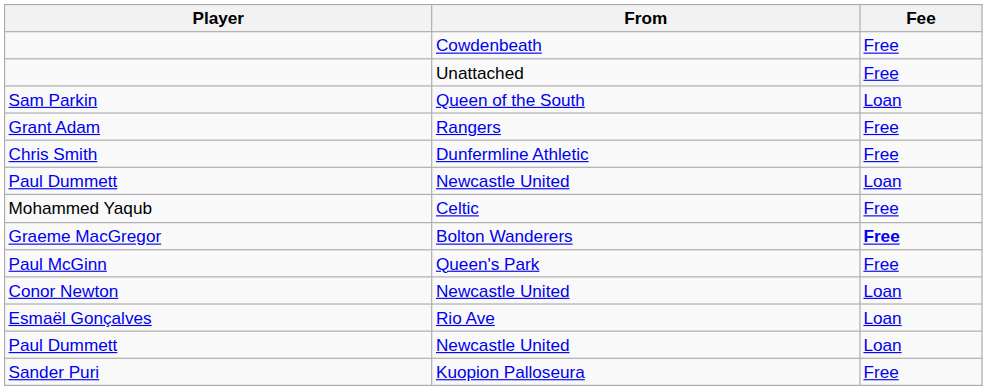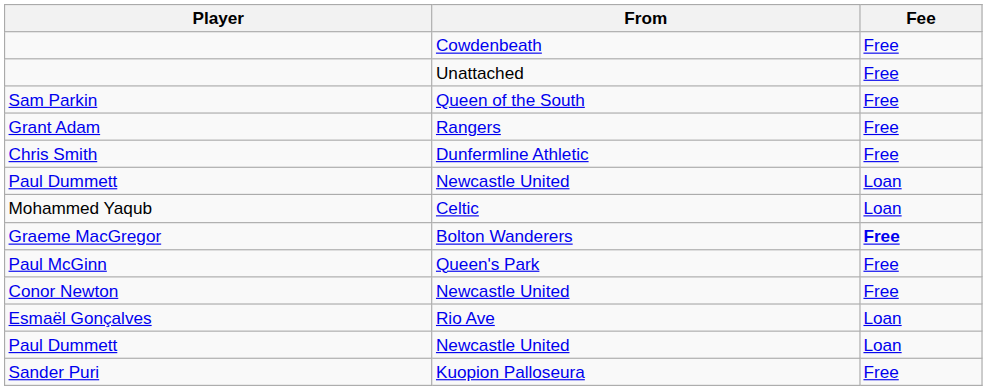(883, 100) Loan -> (881, 100) Free
(881, 209) Free -> (883, 209) Loan
(883, 290) Loan -> (881, 290) Free
